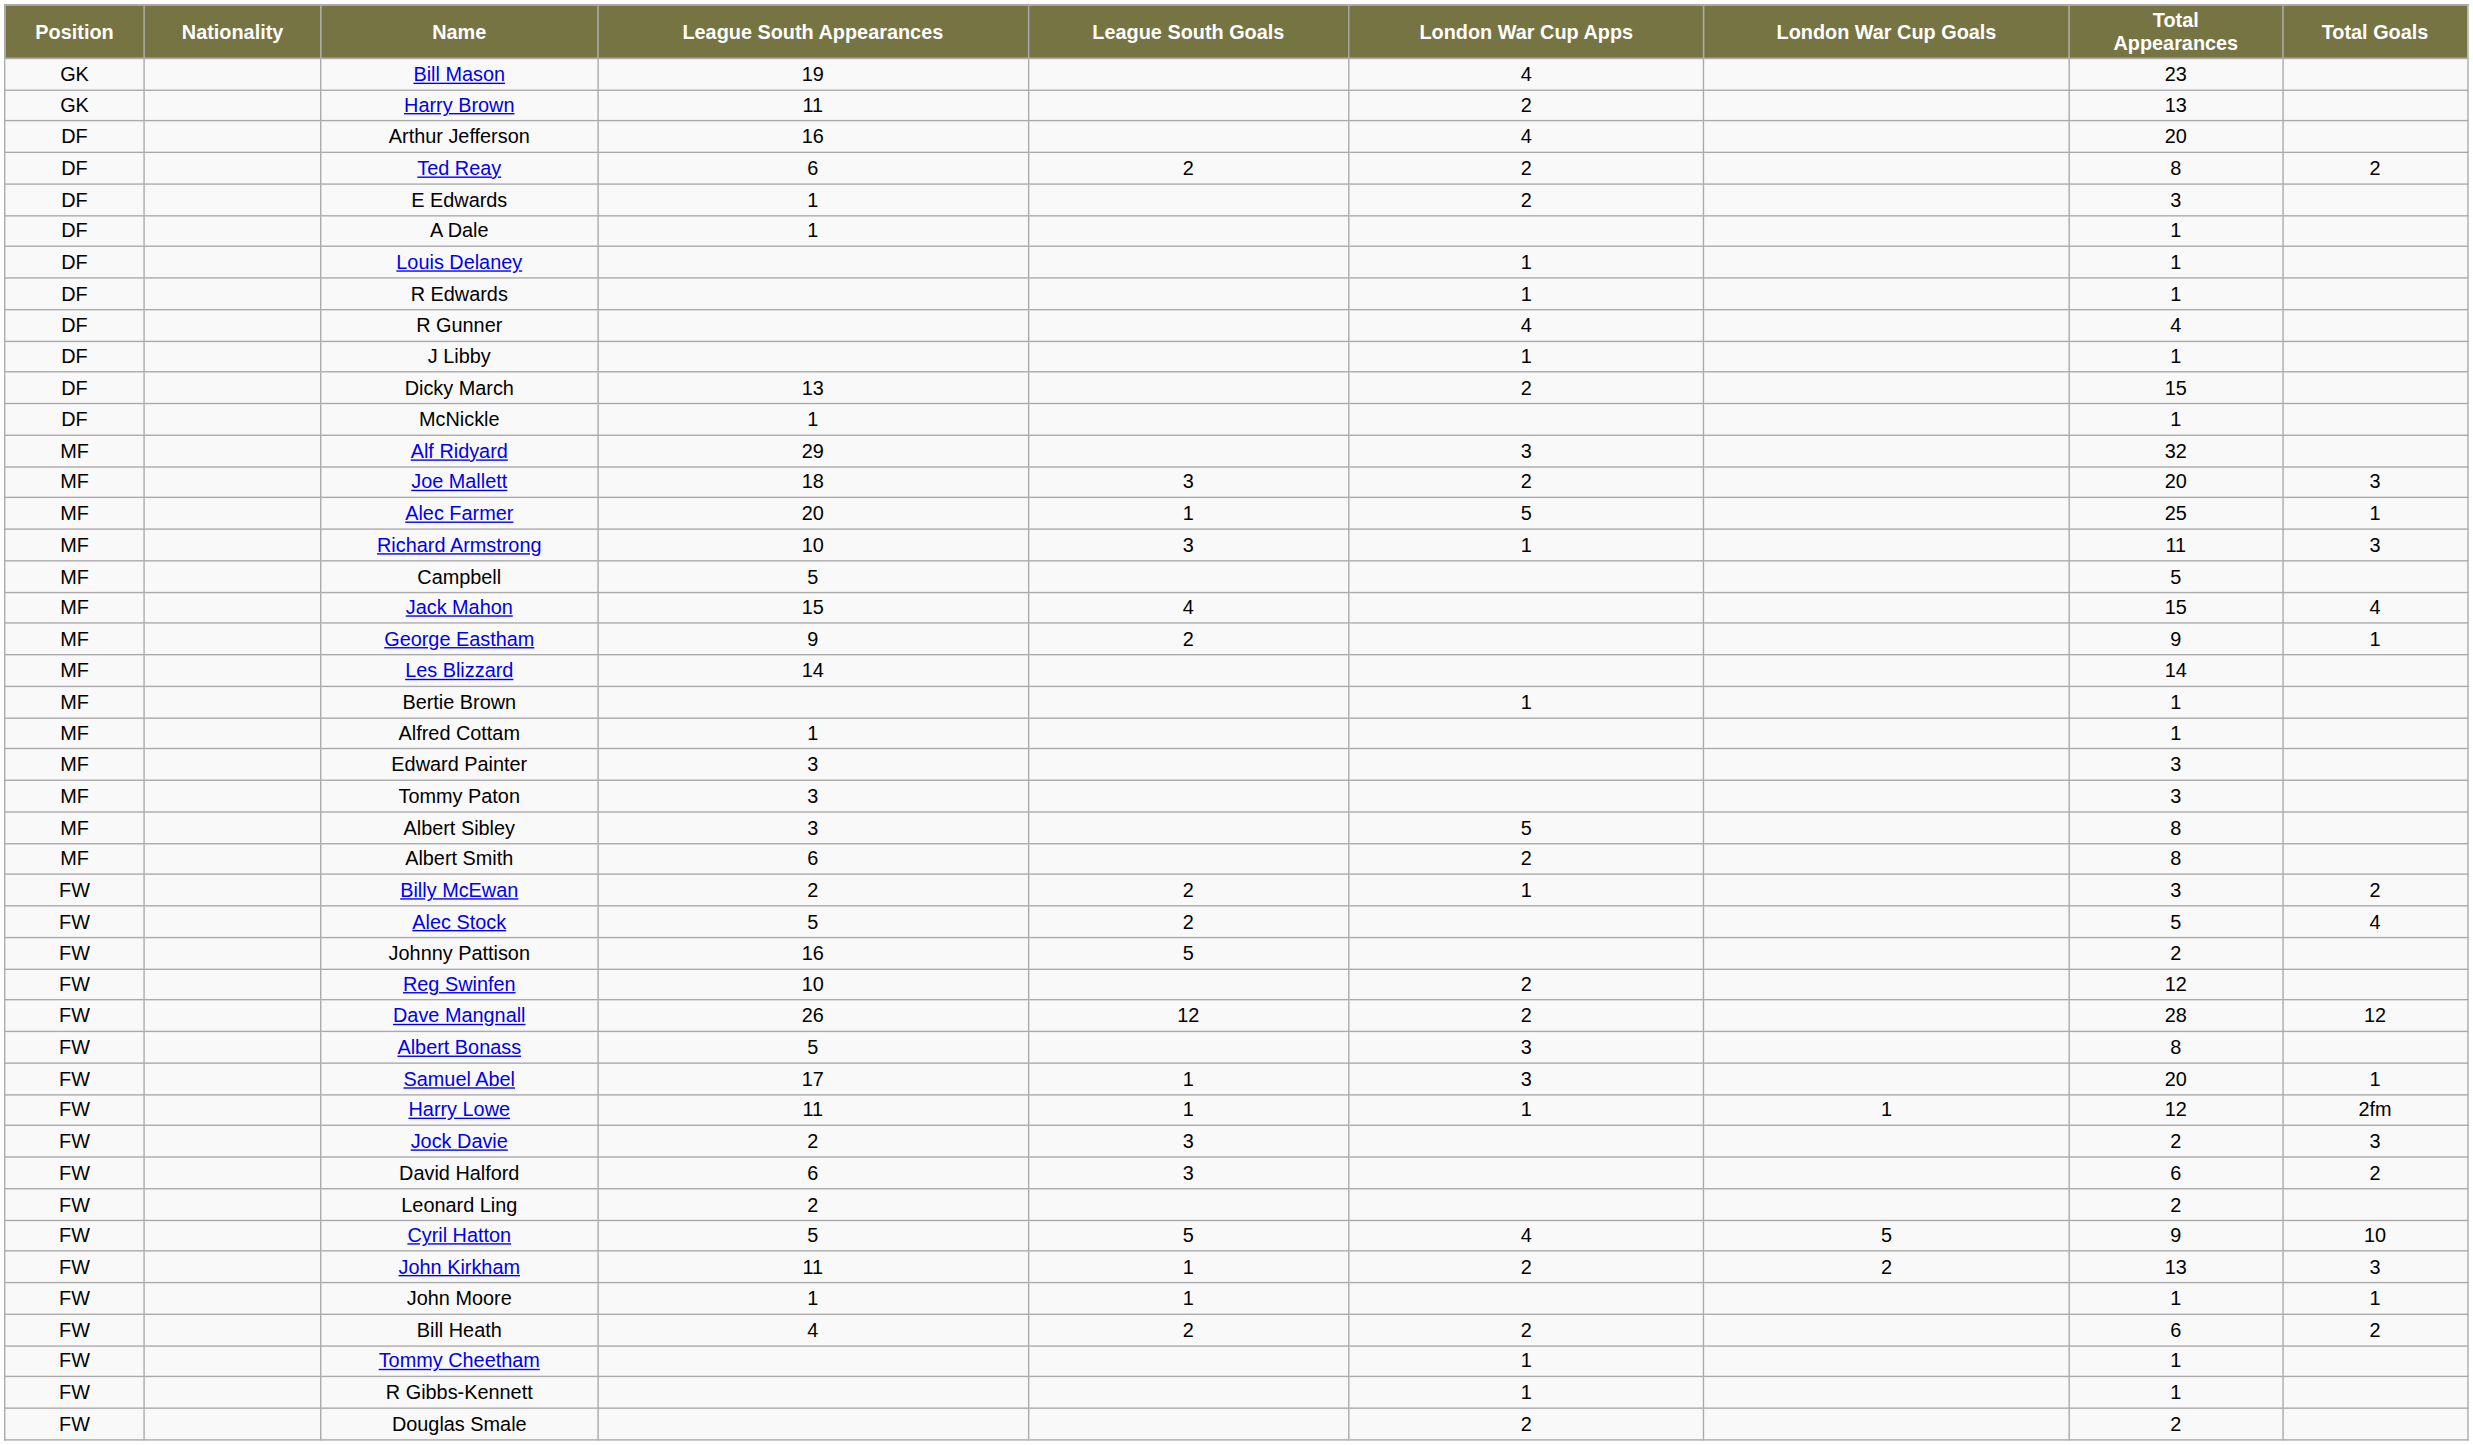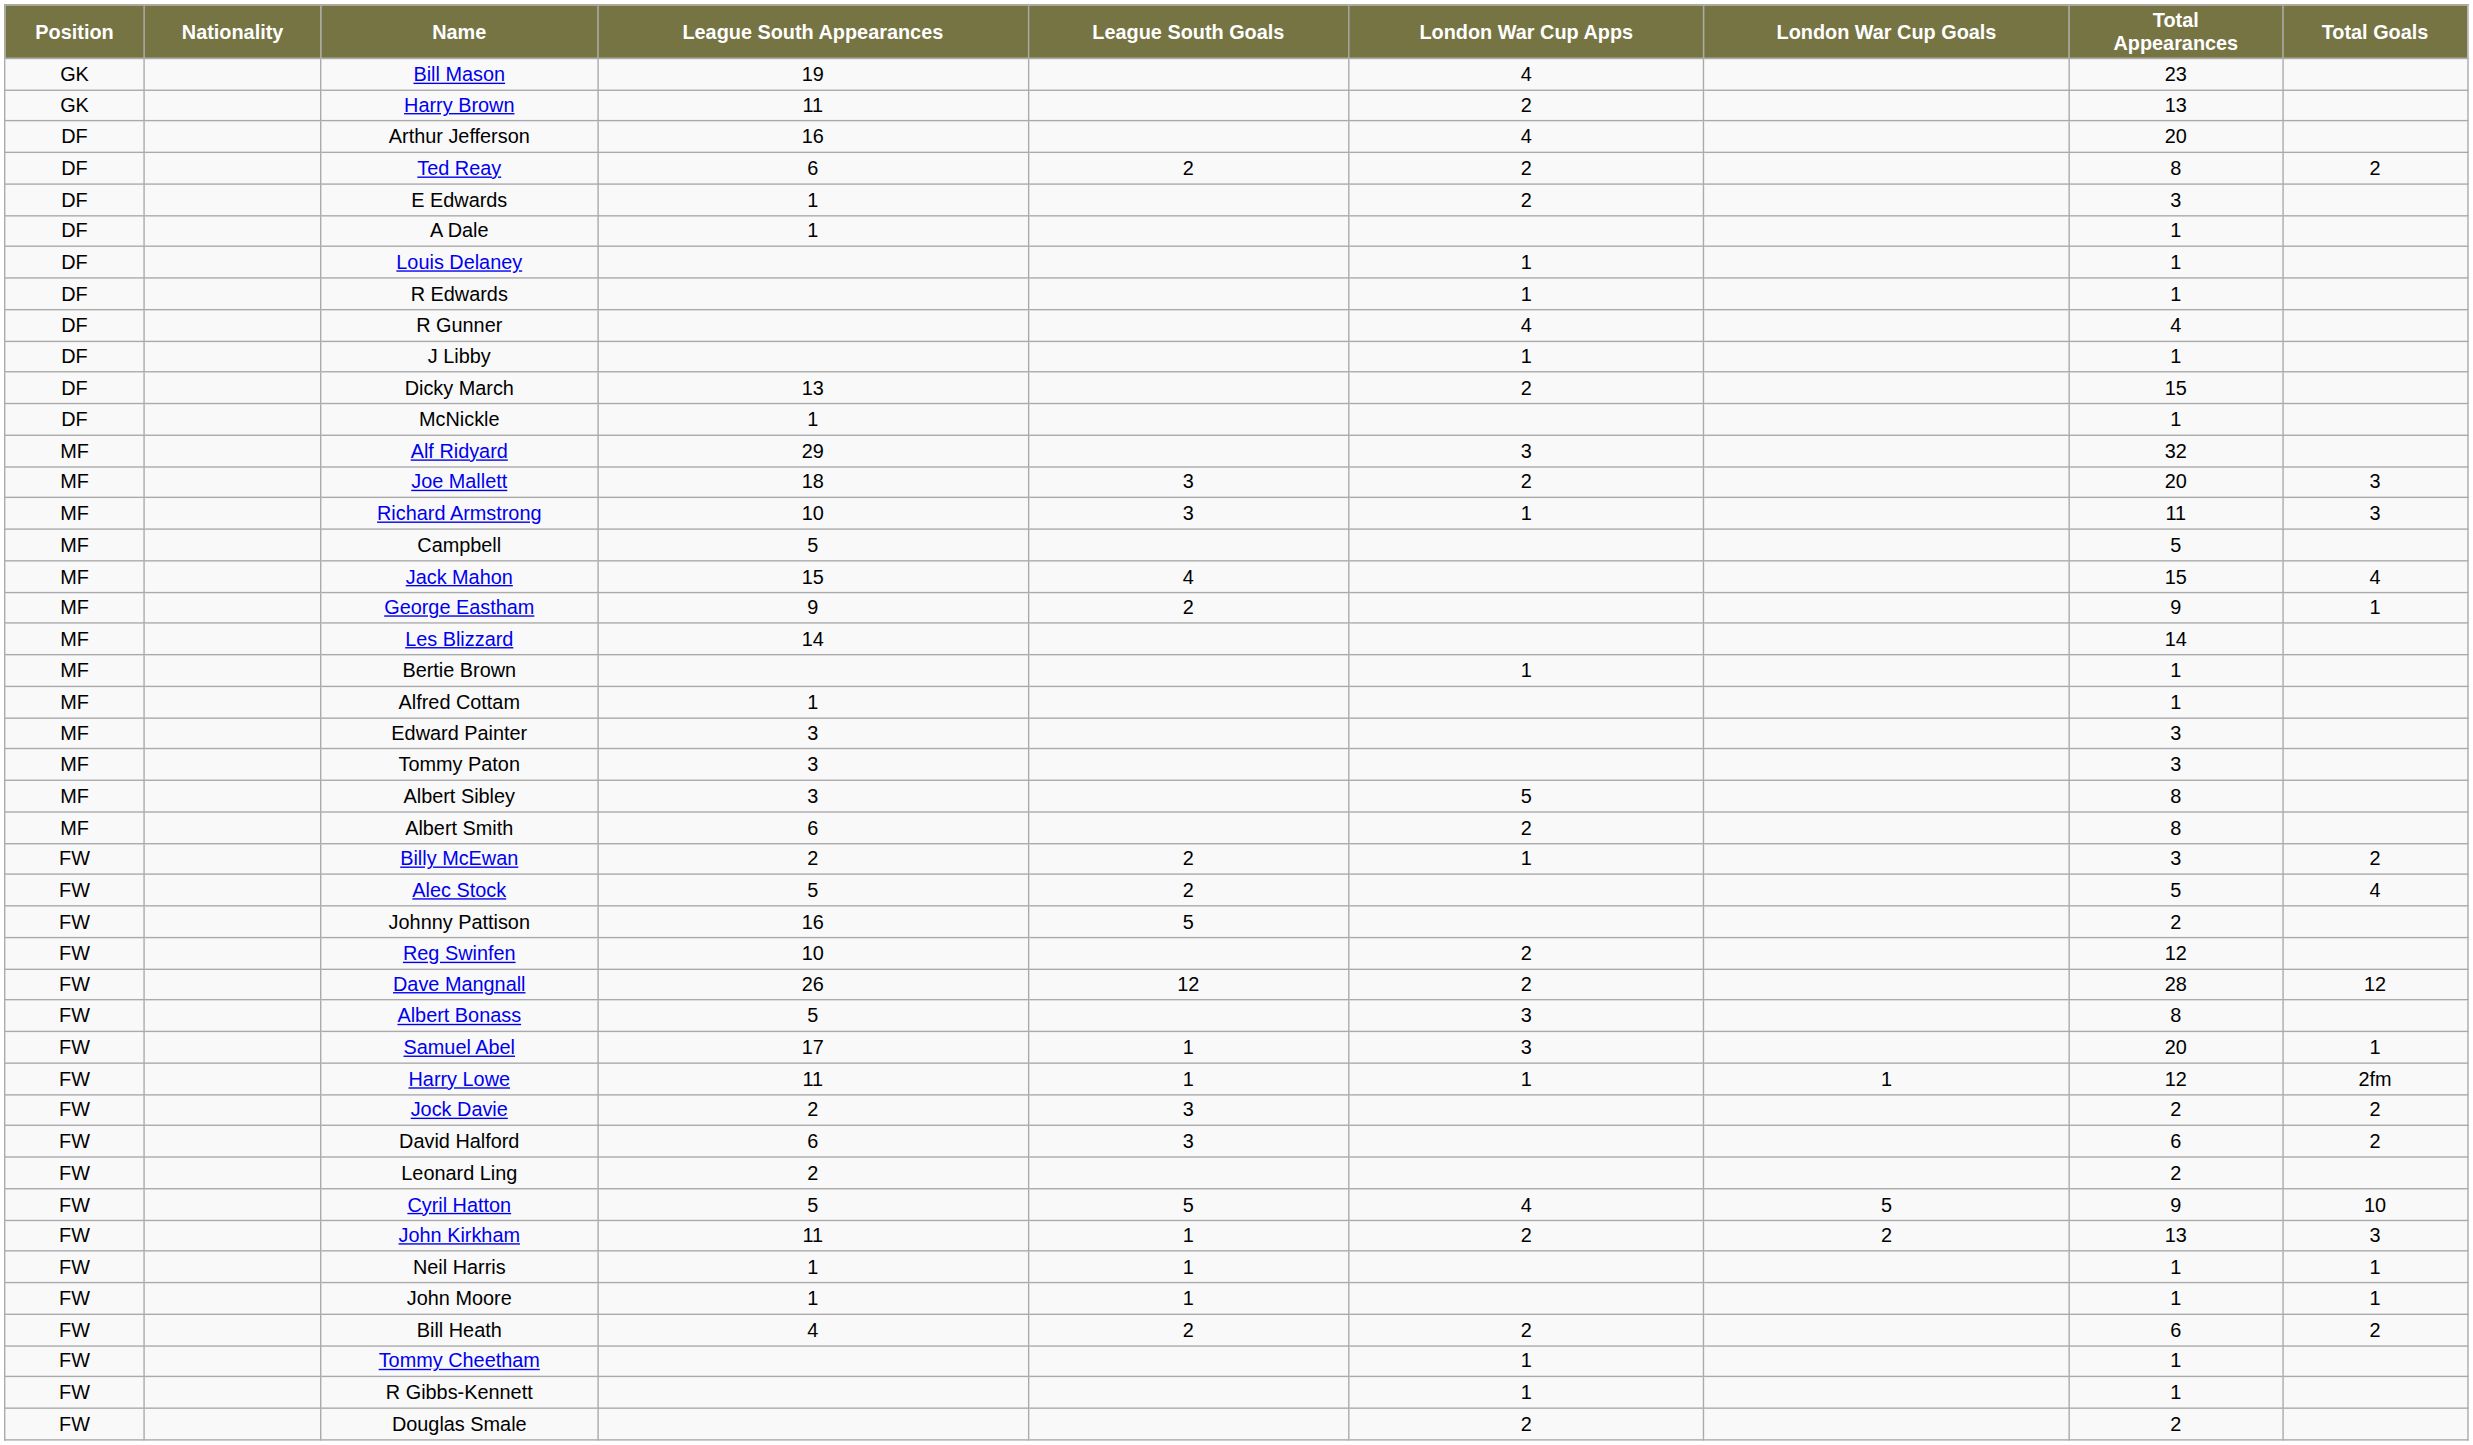- row: (459, 514)
(2375, 1142) 3 -> (2375, 1110) 2
+ row: (459, 1267)
